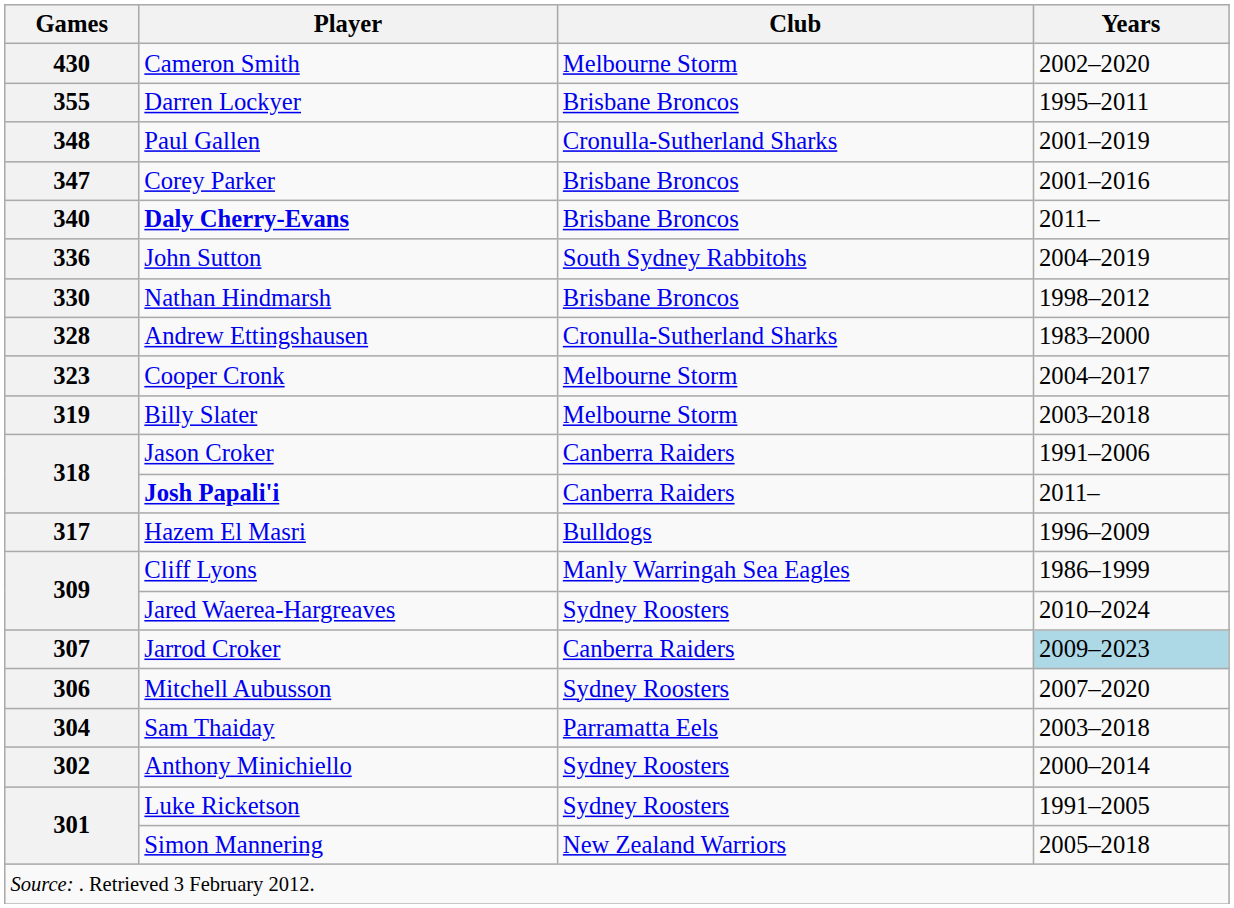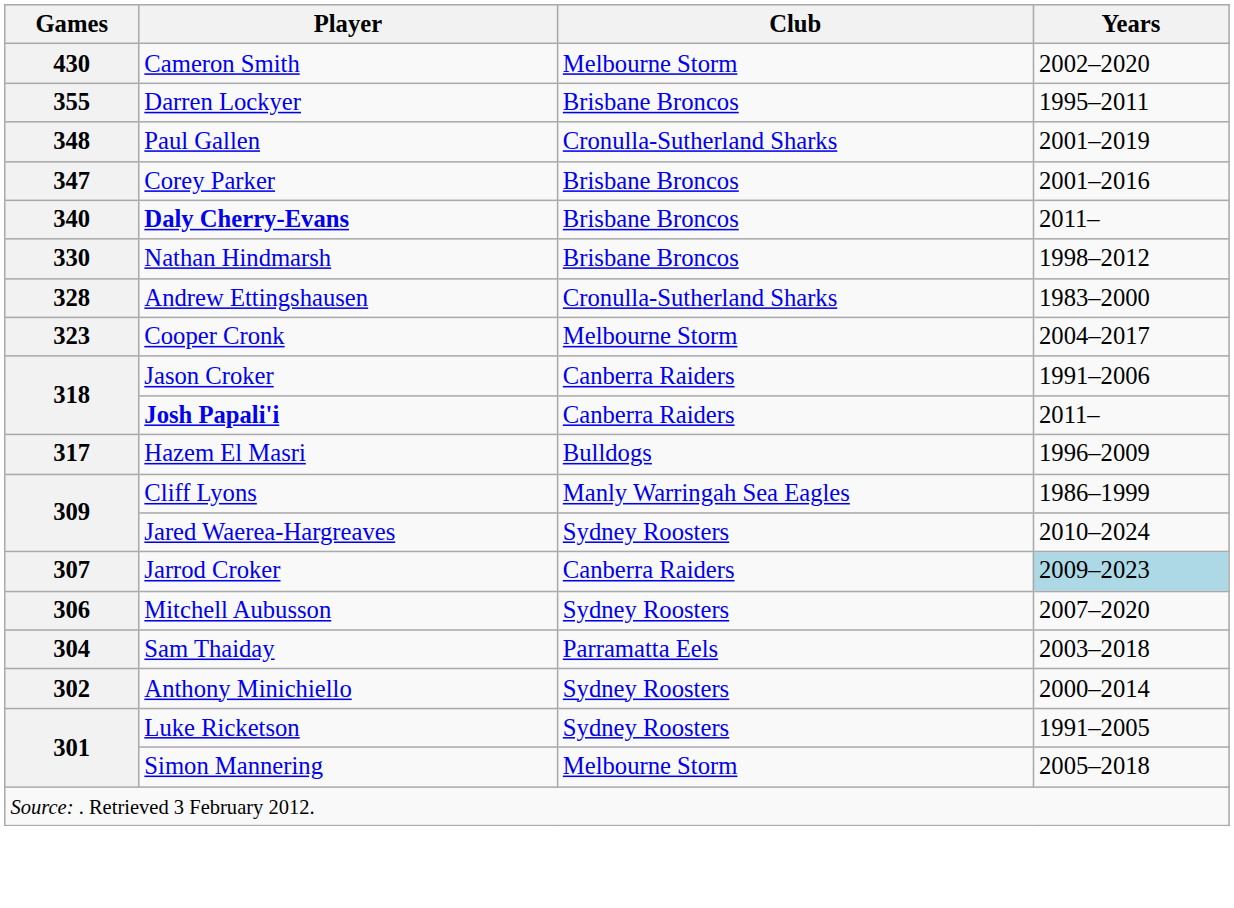- row: (203, 258)
- row: (201, 414)
(675, 844) New Zealand Warriors -> (650, 766) Melbourne Storm
